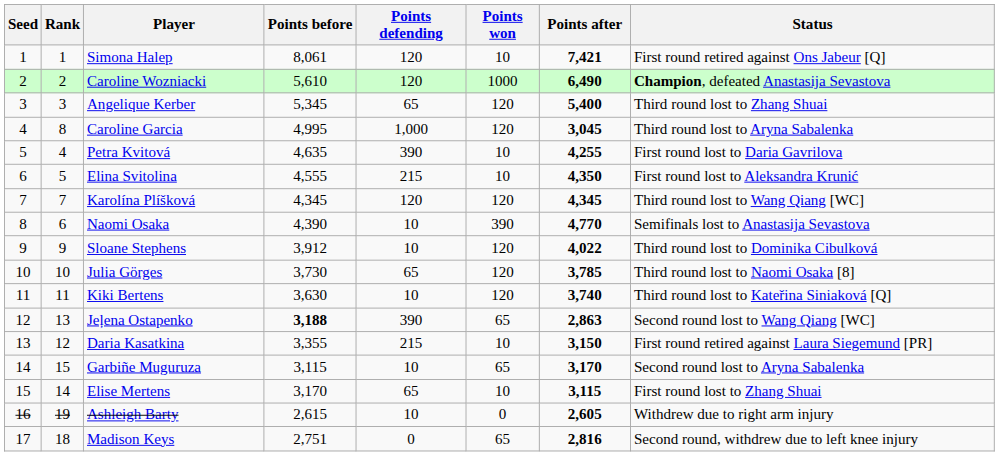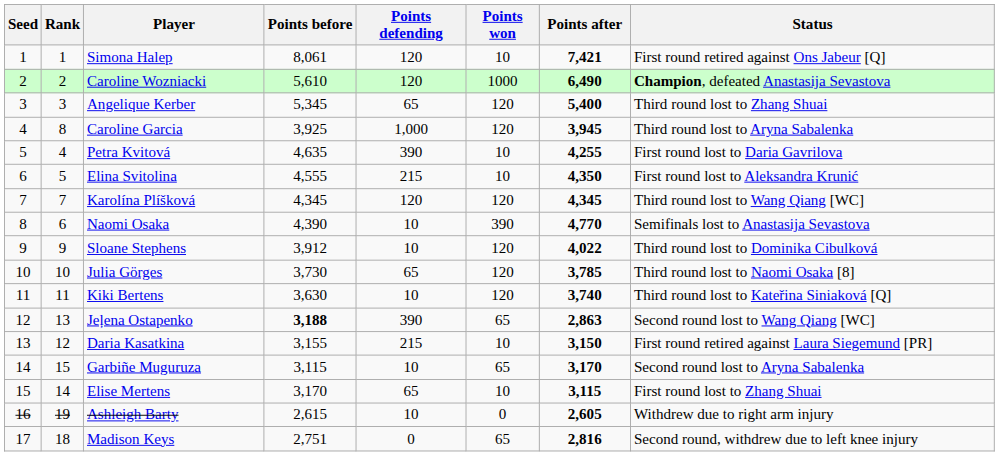(310, 128) 4,995 -> (310, 128) 3,925
(585, 128) 3,045 -> (585, 128) 3,945
(310, 343) 3,355 -> (310, 343) 3,155
